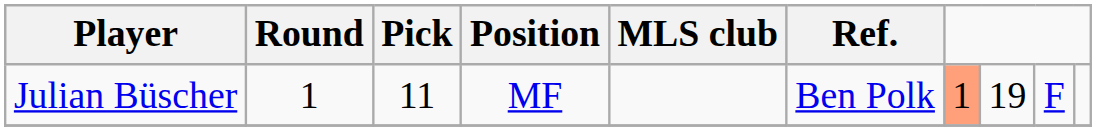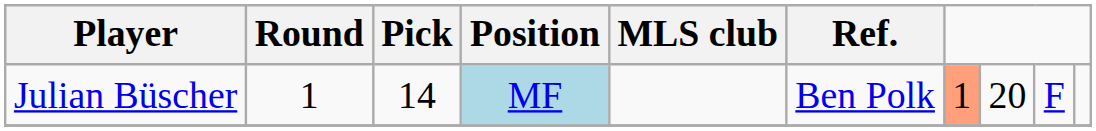(417, 94) 11 -> (417, 94) 14
(535, 94) no background -> (535, 94) lightblue background
(1007, 94) 19 -> (1007, 94) 20
